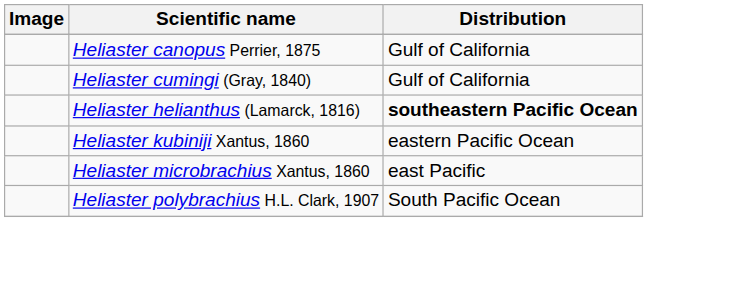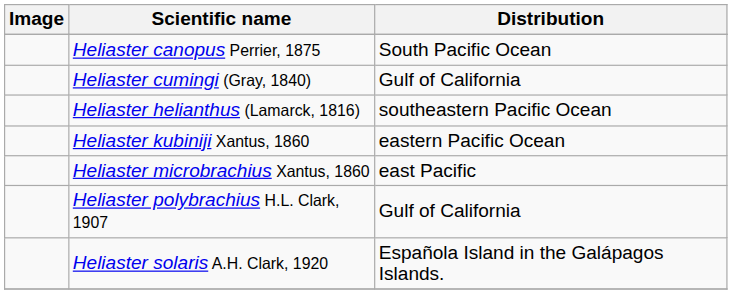(459, 49) Gulf of California -> (465, 49) South Pacific Ocean
(513, 110) bold -> (495, 110) normal
(474, 200) South Pacific Ocean -> (450, 211) Gulf of California
+ row: (200, 263)
